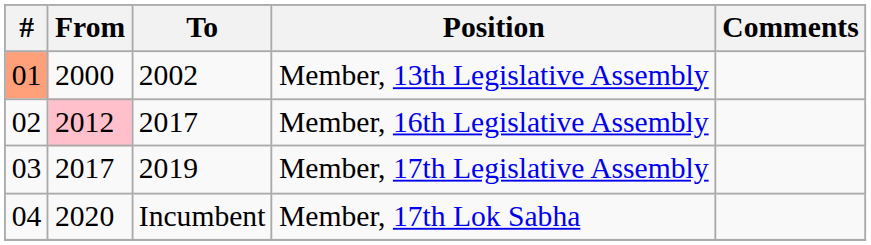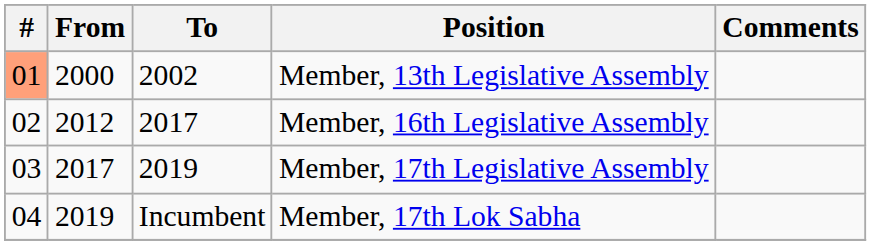(85, 121) pink background -> (85, 121) no background
(85, 215) 2020 -> (85, 215) 2019
